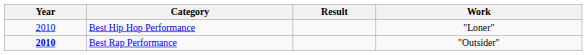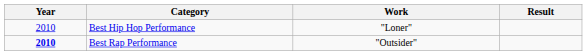columns swapped: (479, 12) <-> (334, 12)
